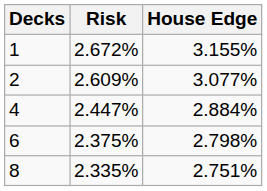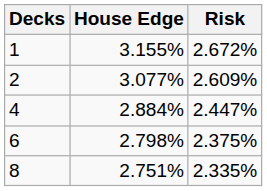columns swapped: (202, 19) <-> (106, 19)
